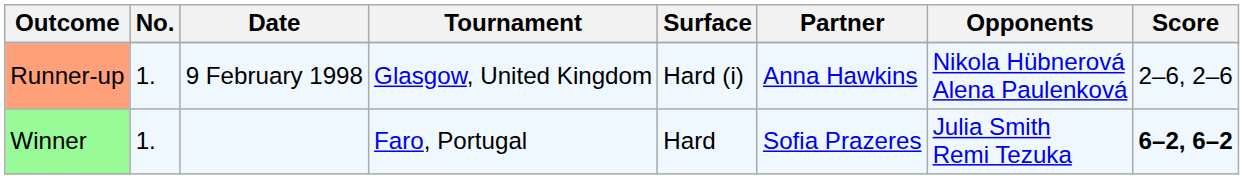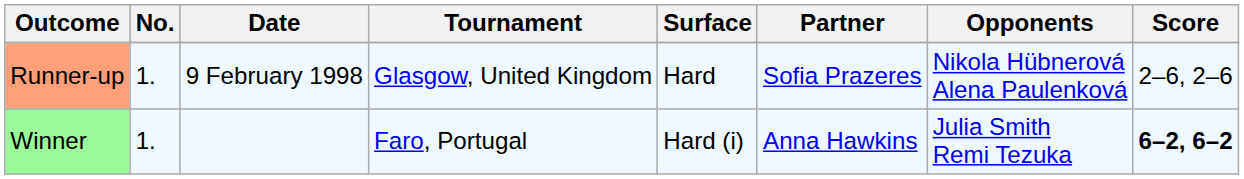(704, 75) Hard (i) -> (689, 75) Hard
(840, 75) Anna Hawkins -> (842, 75) Sofia Prazeres
(689, 141) Hard -> (704, 141) Hard (i)
(842, 141) Sofia Prazeres -> (840, 141) Anna Hawkins
